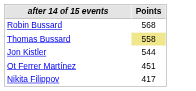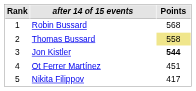+ column: (17, 12)
(149, 52) normal -> (173, 52) bold
